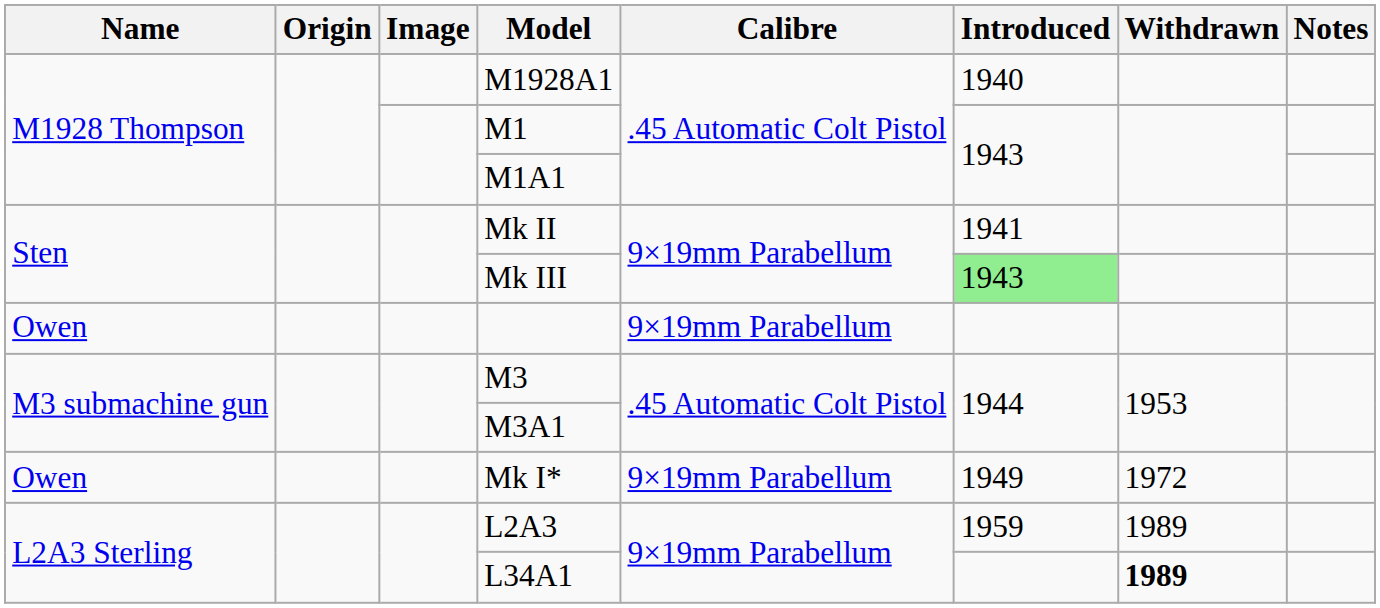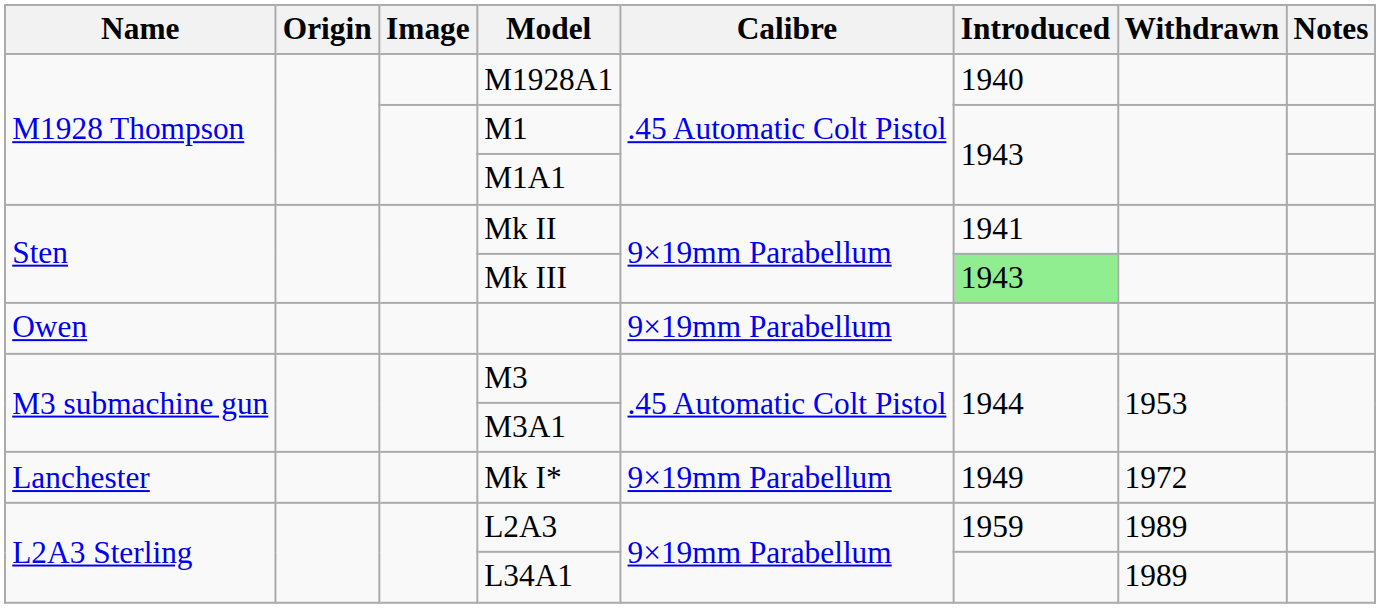(50, 476) Owen -> (81, 476) Lanchester
(1156, 576) bold -> (1156, 576) normal
